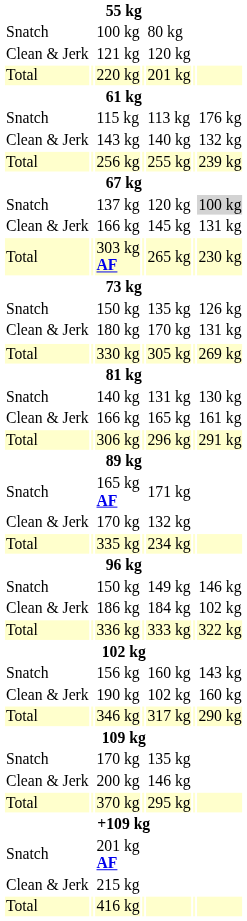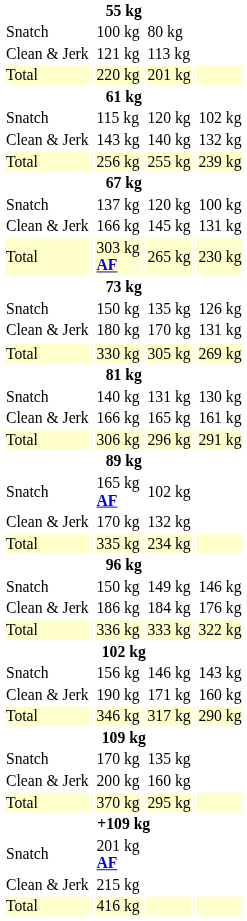(169, 53) 120 kg -> (169, 53) 113 kg
(169, 118) 113 kg -> (169, 118) 120 kg
(220, 118) 176 kg -> (220, 118) 102 kg
(220, 204) lightgrey background -> (220, 204) no background
(169, 491) 171 kg -> (169, 491) 102 kg
(220, 608) 102 kg -> (220, 608) 176 kg
(169, 673) 160 kg -> (169, 673) 146 kg
(169, 694) 102 kg -> (169, 694) 171 kg
(169, 781) 146 kg -> (169, 781) 160 kg
